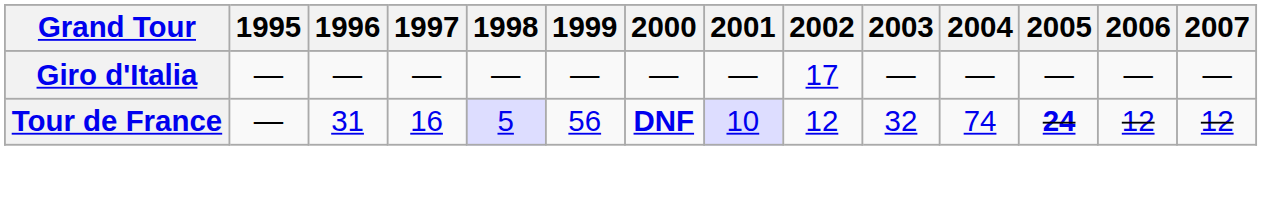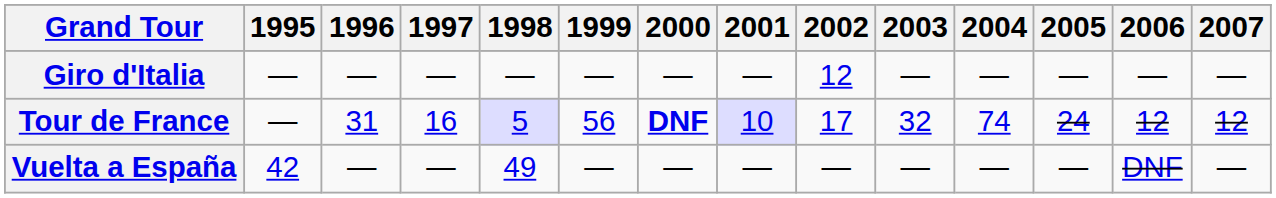(822, 74) 17 -> (836, 74) 12
(822, 121) 12 -> (836, 121) 17
(1059, 121) bold -> (1073, 121) normal
+ row: (124, 167)
